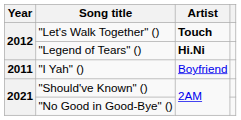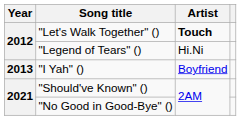(191, 50) bold -> (191, 50) normal
(20, 69) 2011 -> (20, 69) 2013
